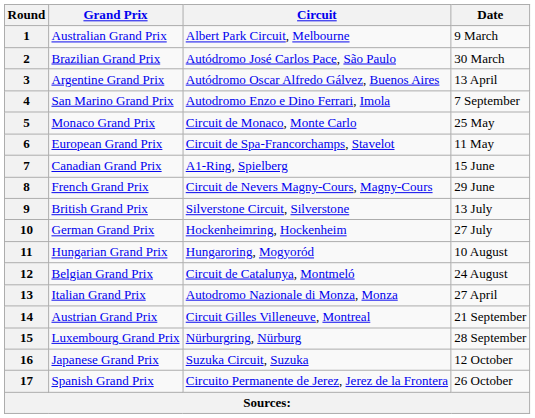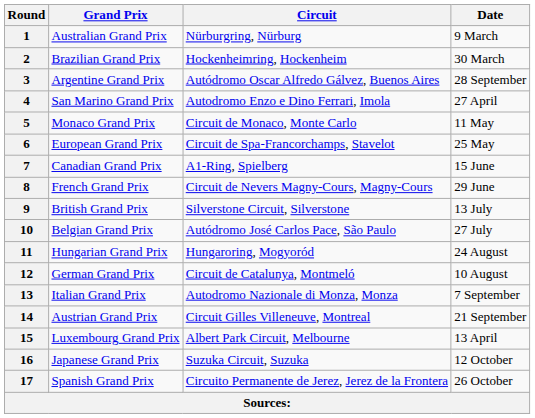(268, 36) Albert Park Circuit, Melbourne -> (243, 36) Nürburgring, Nürburg
(291, 57) Autódromo José Carlos Pace, São Paulo -> (266, 57) Hockenheimring, Hockenheim
(476, 79) 13 April -> (490, 79) 28 September
(487, 101) 7 September -> (476, 101) 27 April
(474, 122) 25 May -> (474, 122) 11 May
(474, 144) 11 May -> (474, 144) 25 May
(103, 230) German Grand Prix -> (102, 230) Belgian Grand Prix
(266, 230) Hockenheimring, Hockenheim -> (291, 230) Autódromo José Carlos Pace, São Paulo
(481, 251) 10 August -> (481, 251) 24 August
(102, 273) Belgian Grand Prix -> (103, 273) German Grand Prix
(481, 273) 24 August -> (481, 273) 10 August
(476, 294) 27 April -> (487, 294) 7 September
(243, 337) Nürburgring, Nürburg -> (268, 337) Albert Park Circuit, Melbourne
(490, 337) 28 September -> (476, 337) 13 April
